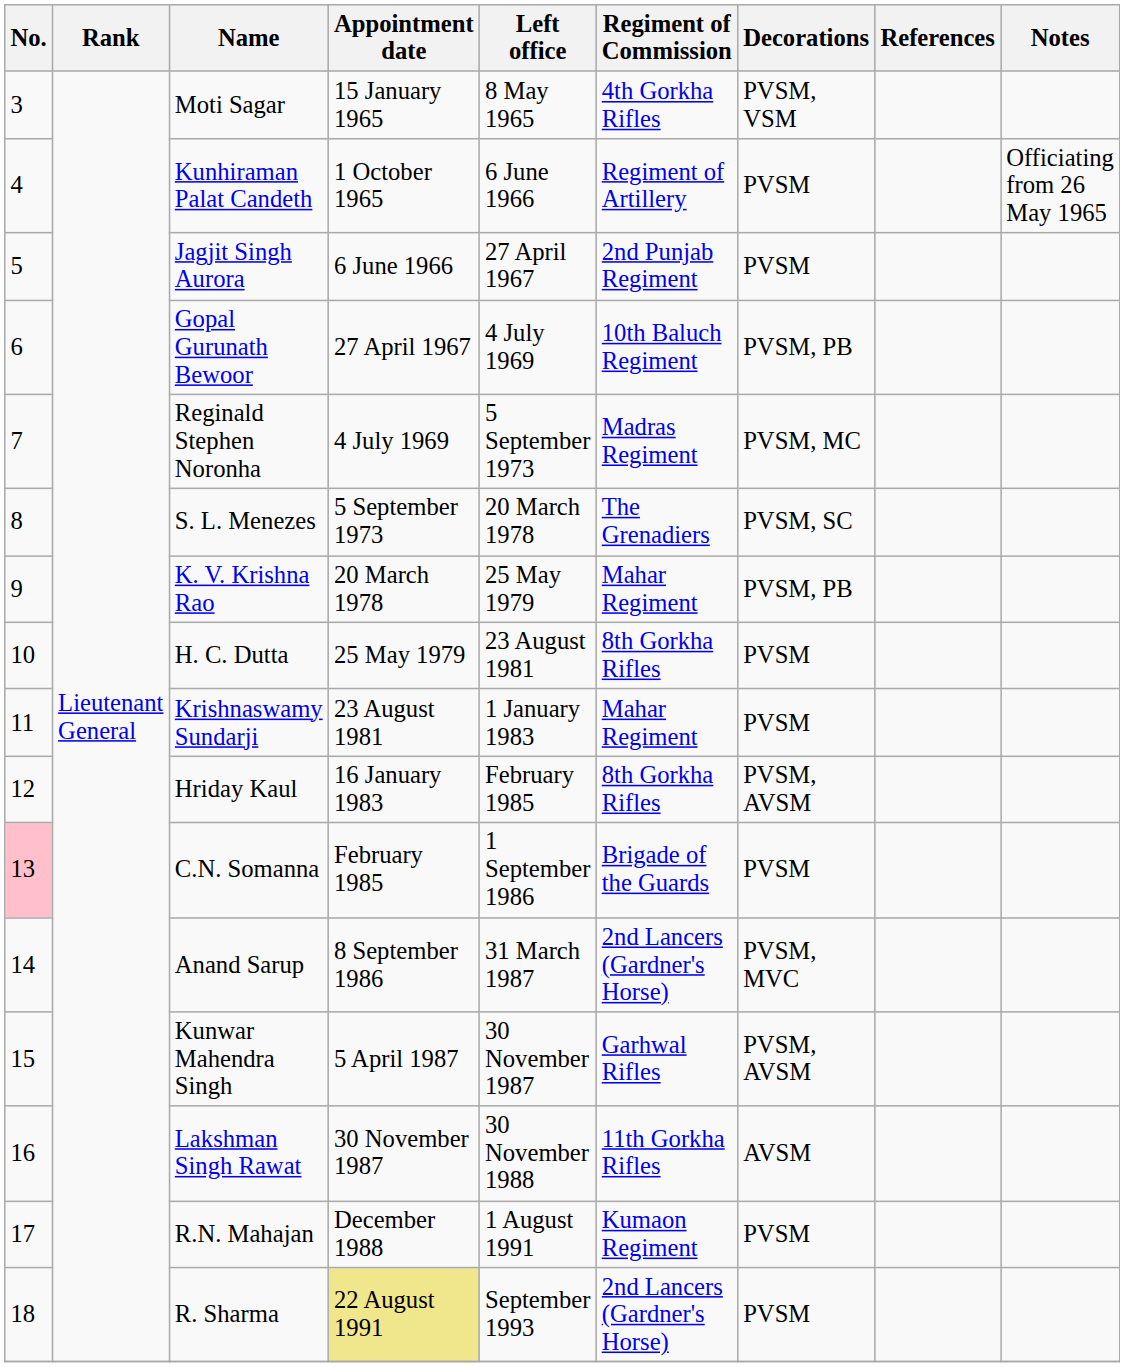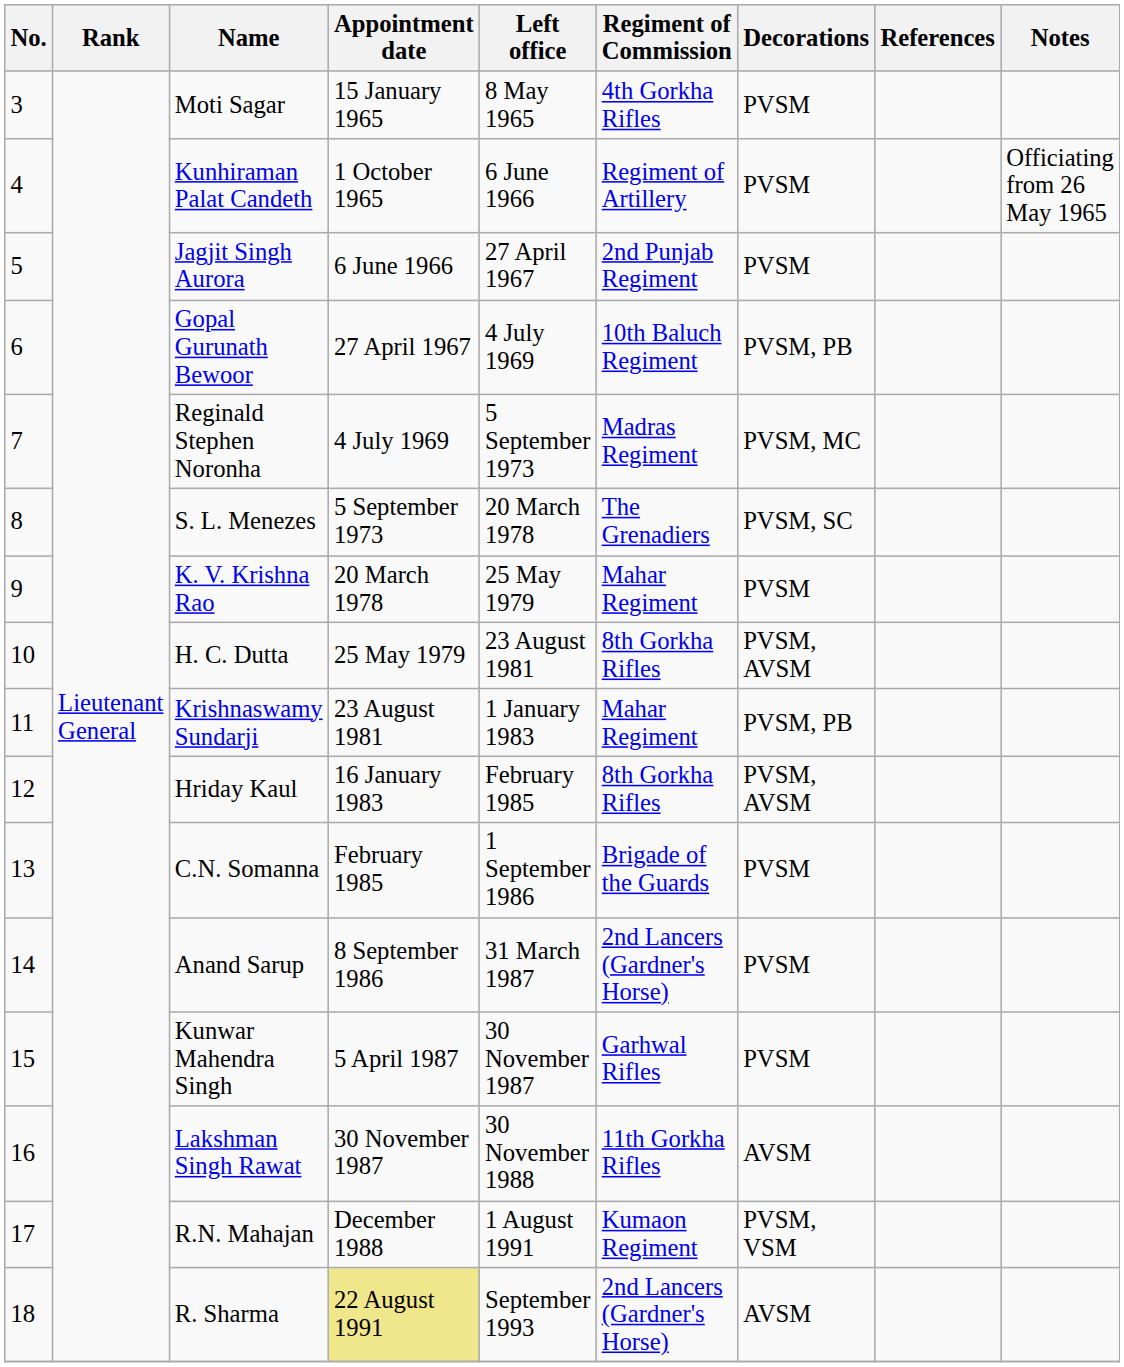(780, 104) PVSM, VSM -> (777, 104) PVSM
(798, 588) PVSM, PB -> (777, 588) PVSM
(777, 655) PVSM -> (780, 655) PVSM, AVSM
(777, 722) PVSM -> (798, 722) PVSM, PB
(23, 869) pink background -> (23, 869) no background
(780, 964) PVSM, MVC -> (777, 964) PVSM
(780, 1058) PVSM, AVSM -> (777, 1058) PVSM
(777, 1233) PVSM -> (780, 1233) PVSM, VSM
(777, 1314) PVSM -> (777, 1314) AVSM
